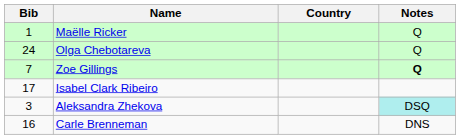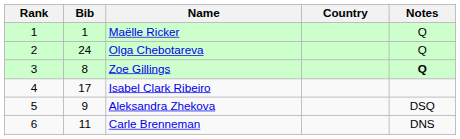+ column: (34, 13)
(29, 69) 7 -> (85, 69) 8
(29, 106) 3 -> (85, 106) 9
(417, 106) paleturquoise background -> (422, 106) no background
(29, 124) 16 -> (85, 124) 11
